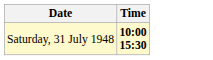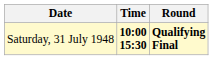+ column: (179, 13)
